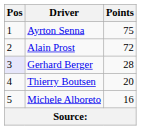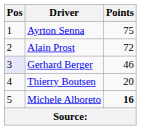(129, 65) 28 -> (129, 65) 46
(129, 99) normal -> (129, 99) bold
